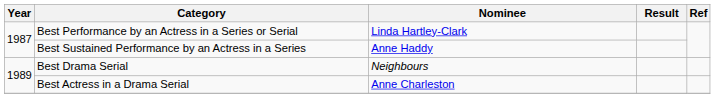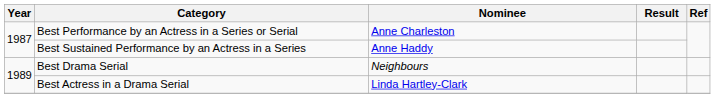(419, 31) Linda Hartley-Clark -> (413, 31) Anne Charleston
(413, 84) Anne Charleston -> (419, 84) Linda Hartley-Clark
